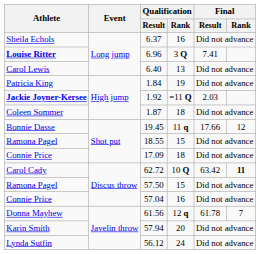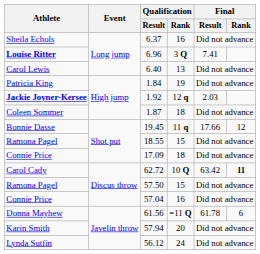(180, 98) =11 Q -> (180, 98) 12 q
(180, 214) 12 q -> (180, 214) =11 Q
(241, 214) 7 -> (241, 214) 6
